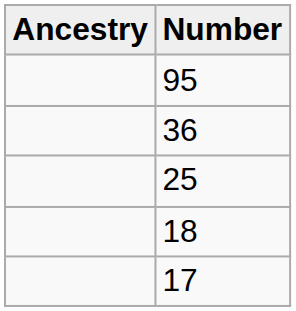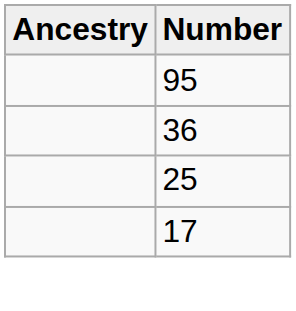- row: (180, 230)
